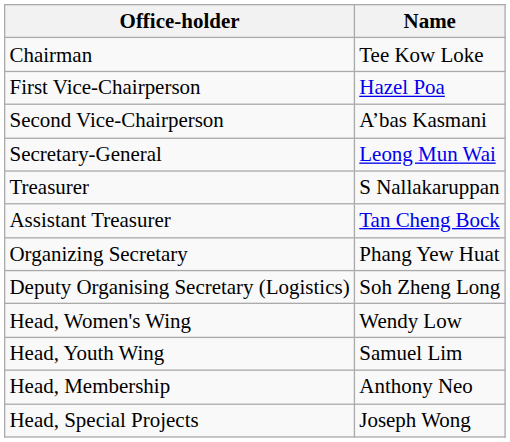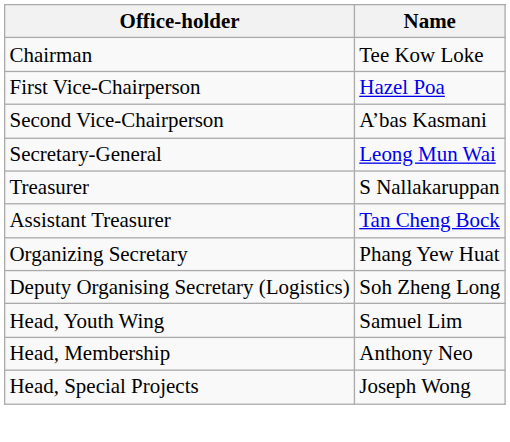- row: (100, 320)
